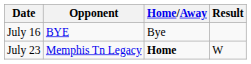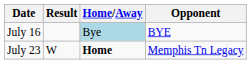columns swapped: (94, 13) <-> (228, 13)
(156, 31) no background -> (92, 31) lightblue background
